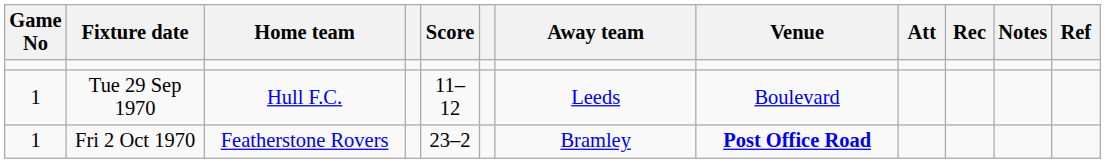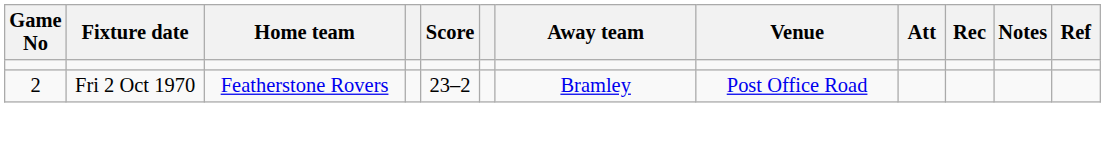- row: (135, 97)
(36, 141) 1 -> (36, 85) 2
(797, 141) bold -> (797, 85) normal
